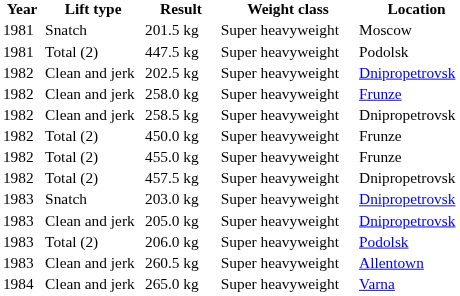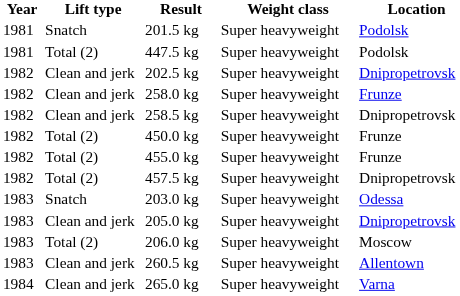(385, 30) Moscow -> (384, 30) Podolsk
(407, 199) Dnipropetrovsk -> (381, 199) Odessa
(384, 241) Podolsk -> (385, 241) Moscow
